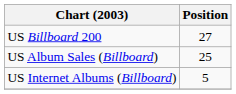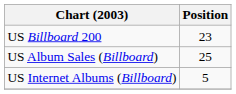(205, 36) 27 -> (205, 36) 23
